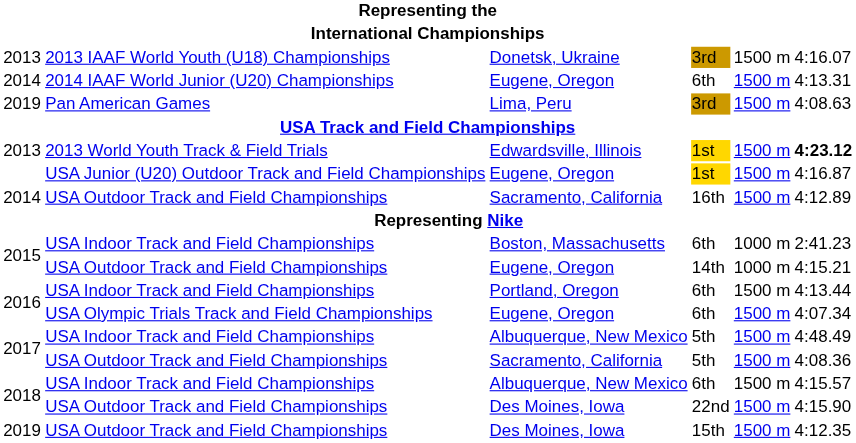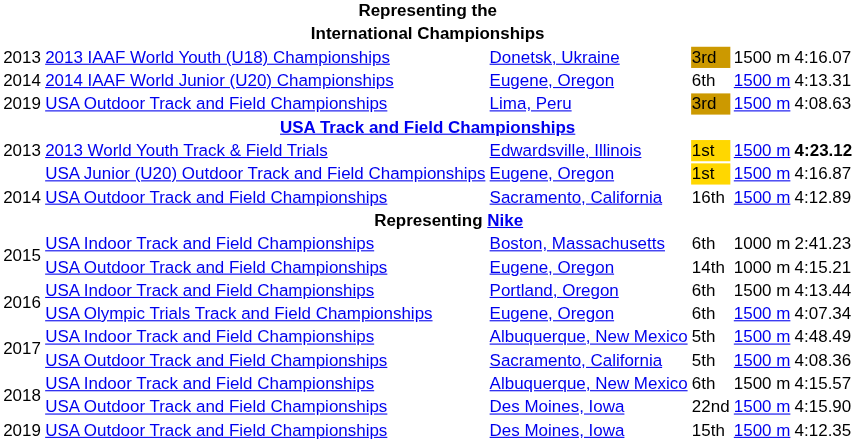(128, 103) Pan American Games -> (216, 103) USA Outdoor Track and Field Championships
